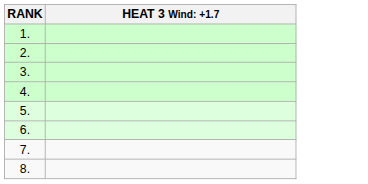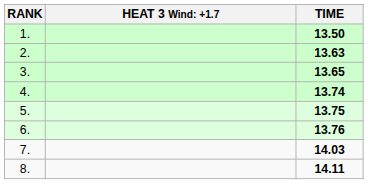+ column: (330, 14)
